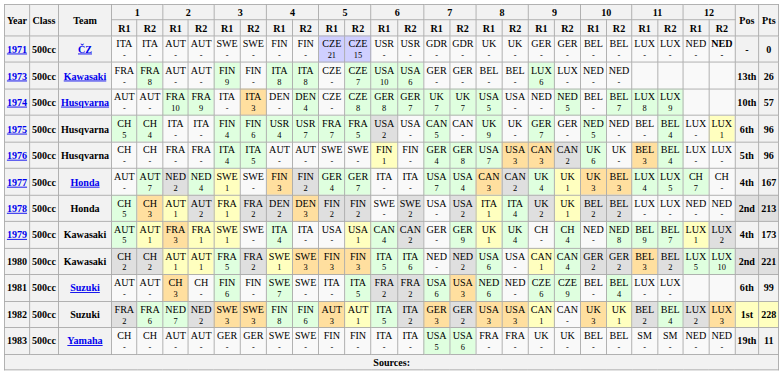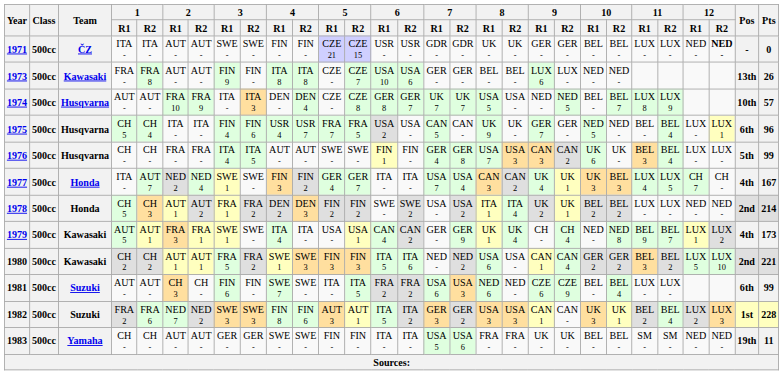(769, 155) 96 -> (769, 155) 99
(124, 182) AUT - -> (124, 182) ITA -
(769, 208) 213 -> (769, 208) 214
